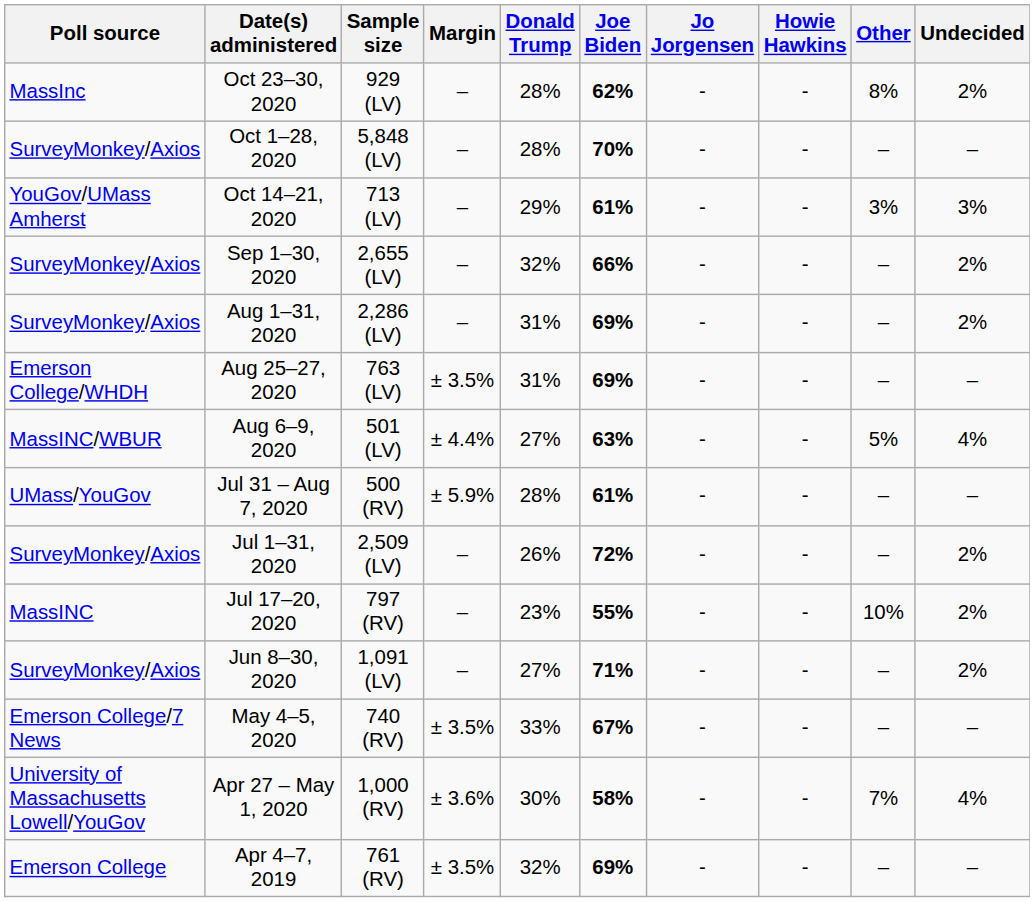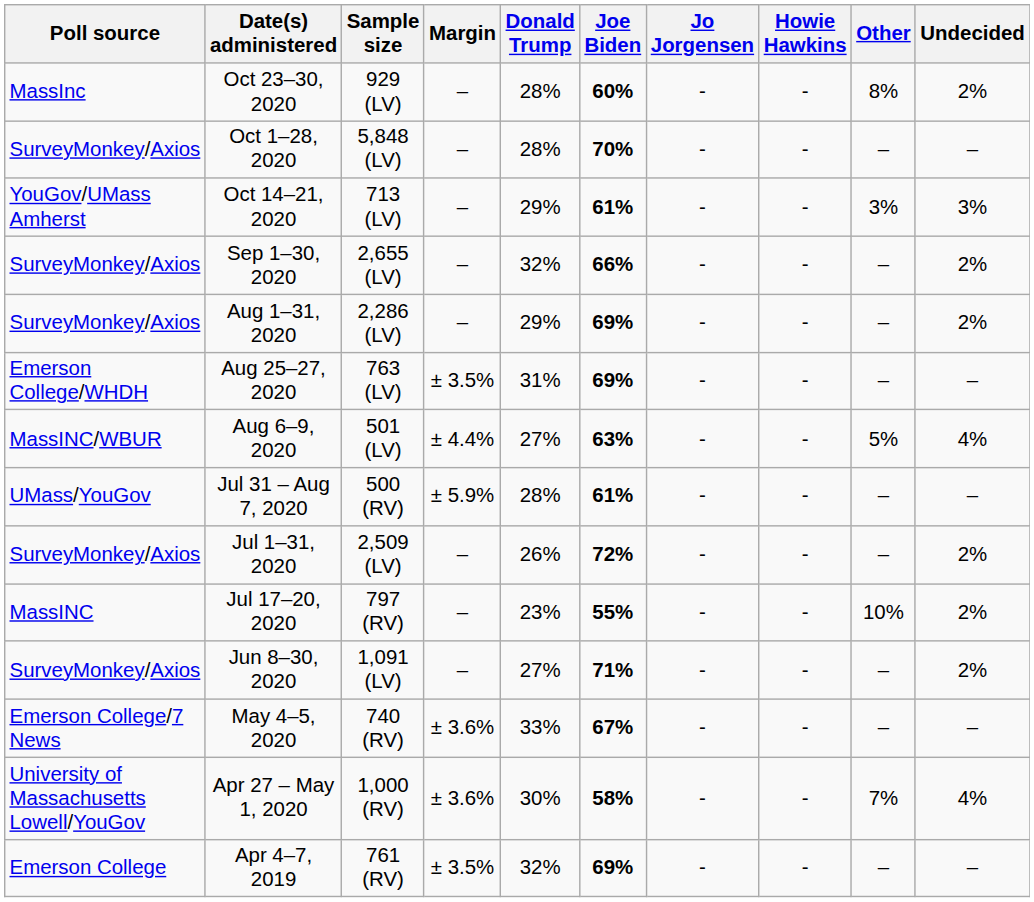(613, 91) 62% -> (613, 91) 60%
(540, 323) 31% -> (540, 323) 29%
(462, 728) ± 3.5% -> (462, 728) ± 3.6%
